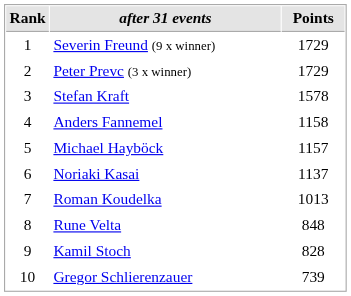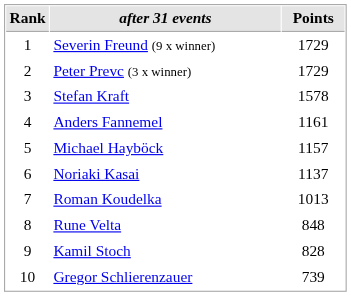(313, 122) 1158 -> (313, 122) 1161
